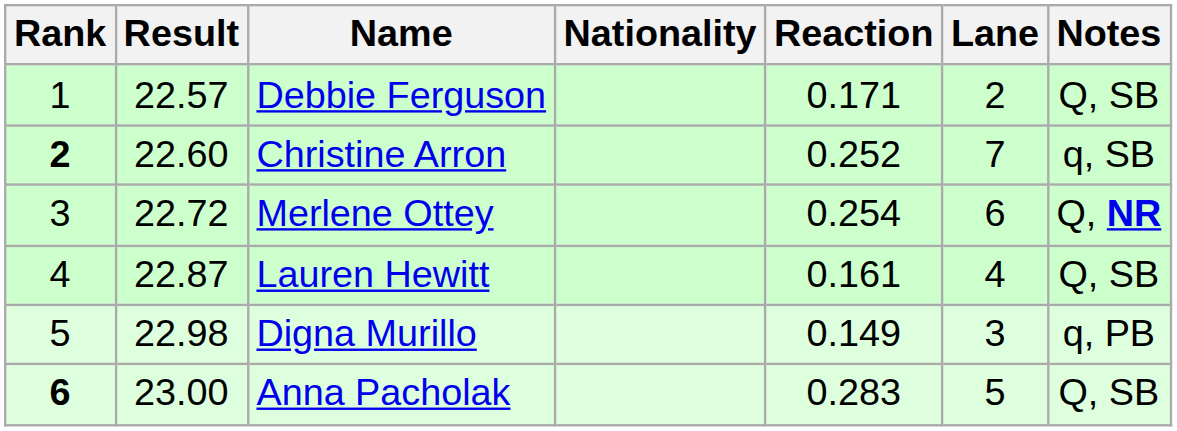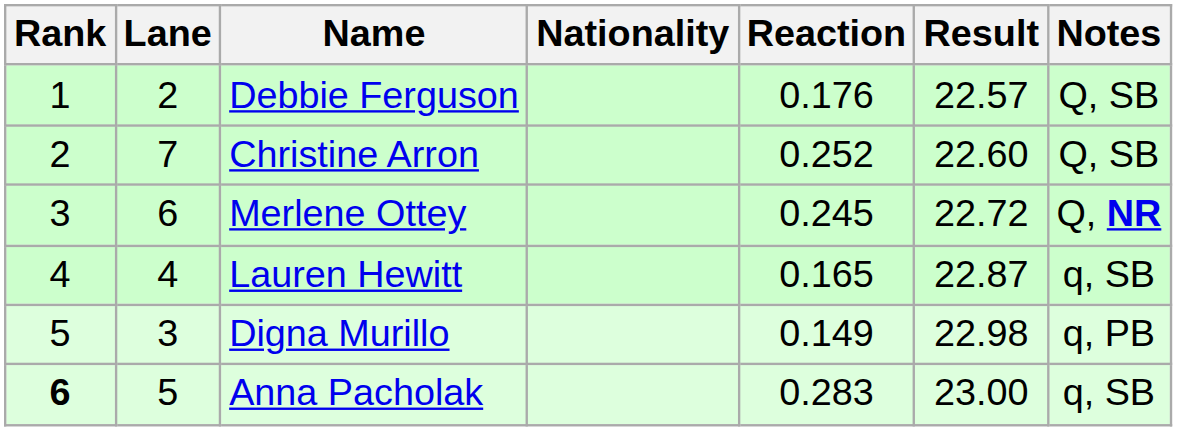columns swapped: (995, 34) <-> (181, 34)
(854, 94) 0.171 -> (826, 94) 0.176
(60, 154) bold -> (60, 154) normal
(1109, 154) q, SB -> (1109, 154) Q, SB
(854, 214) 0.254 -> (826, 214) 0.245
(854, 273) 0.161 -> (826, 273) 0.165
(1109, 273) Q, SB -> (1109, 273) q, SB
(1109, 393) Q, SB -> (1109, 393) q, SB
